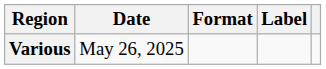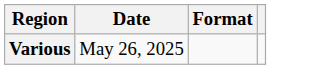- column: (284, 19)
